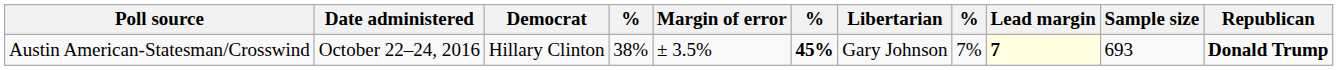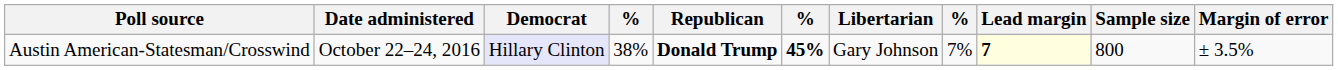columns swapped: (1268, 19) <-> (722, 19)
(547, 49) no background -> (547, 49) lavender background
(1119, 49) 693 -> (1110, 49) 800
